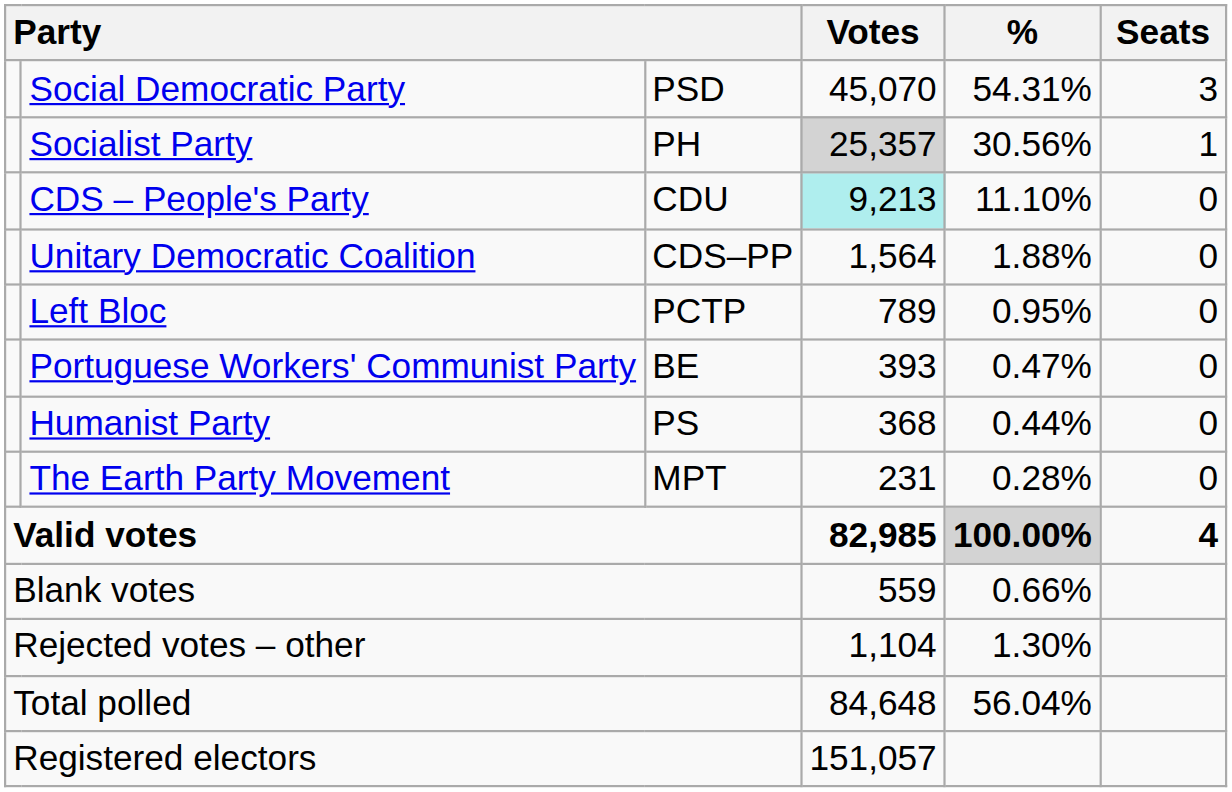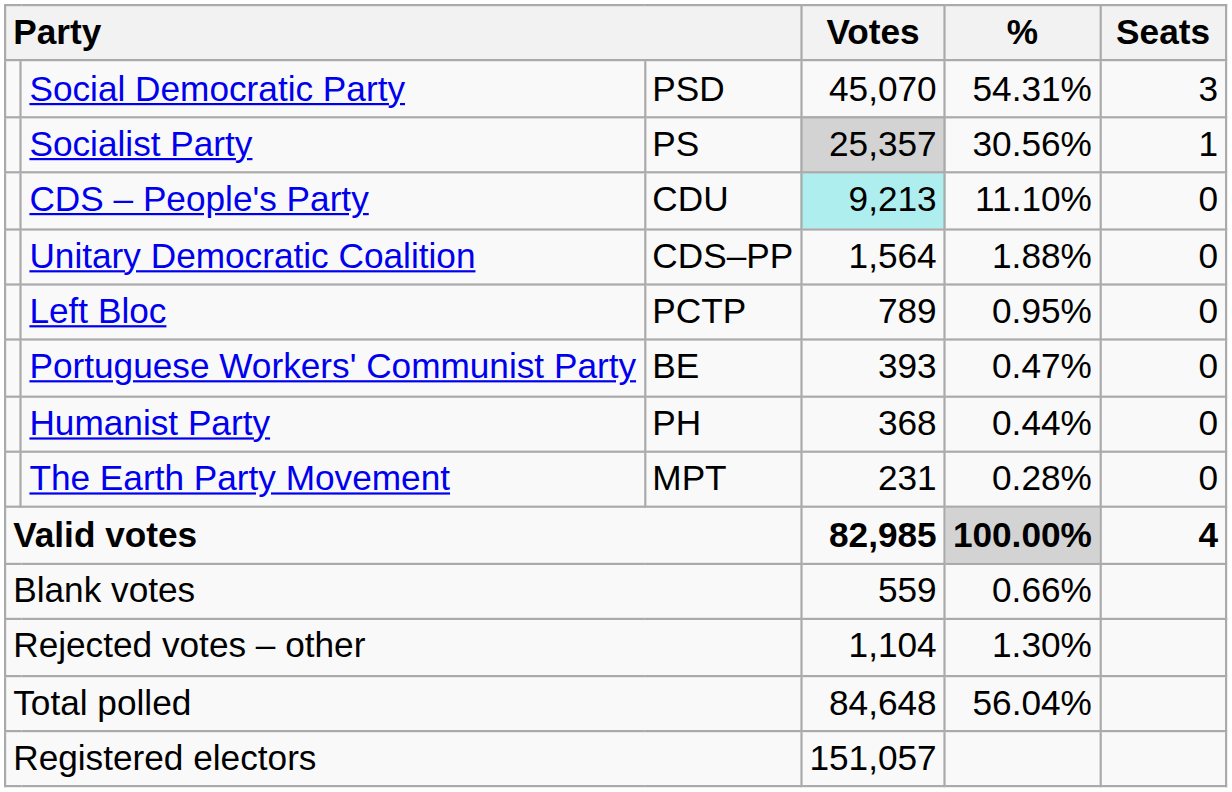(677, 144) PH -> (676, 144) PS
(676, 423) PS -> (677, 423) PH
